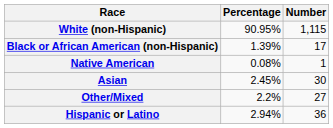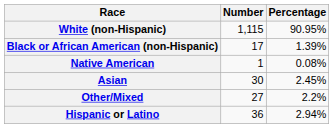columns swapped: (306, 13) <-> (252, 13)
